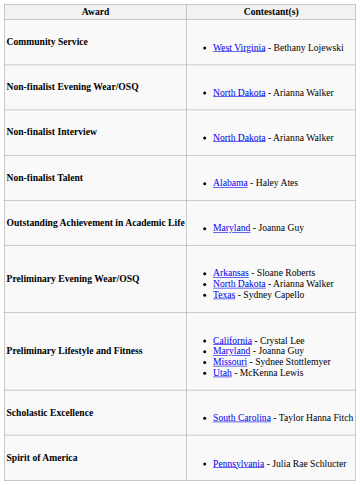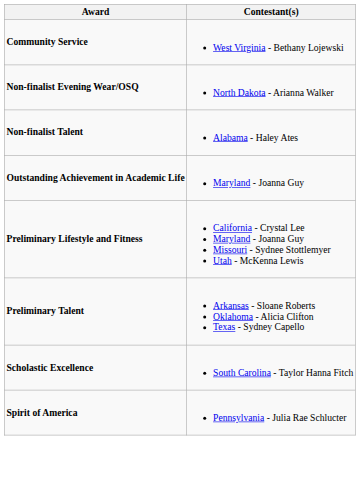- row: (52, 132)
- row: (73, 279)
+ row: (45, 311)
